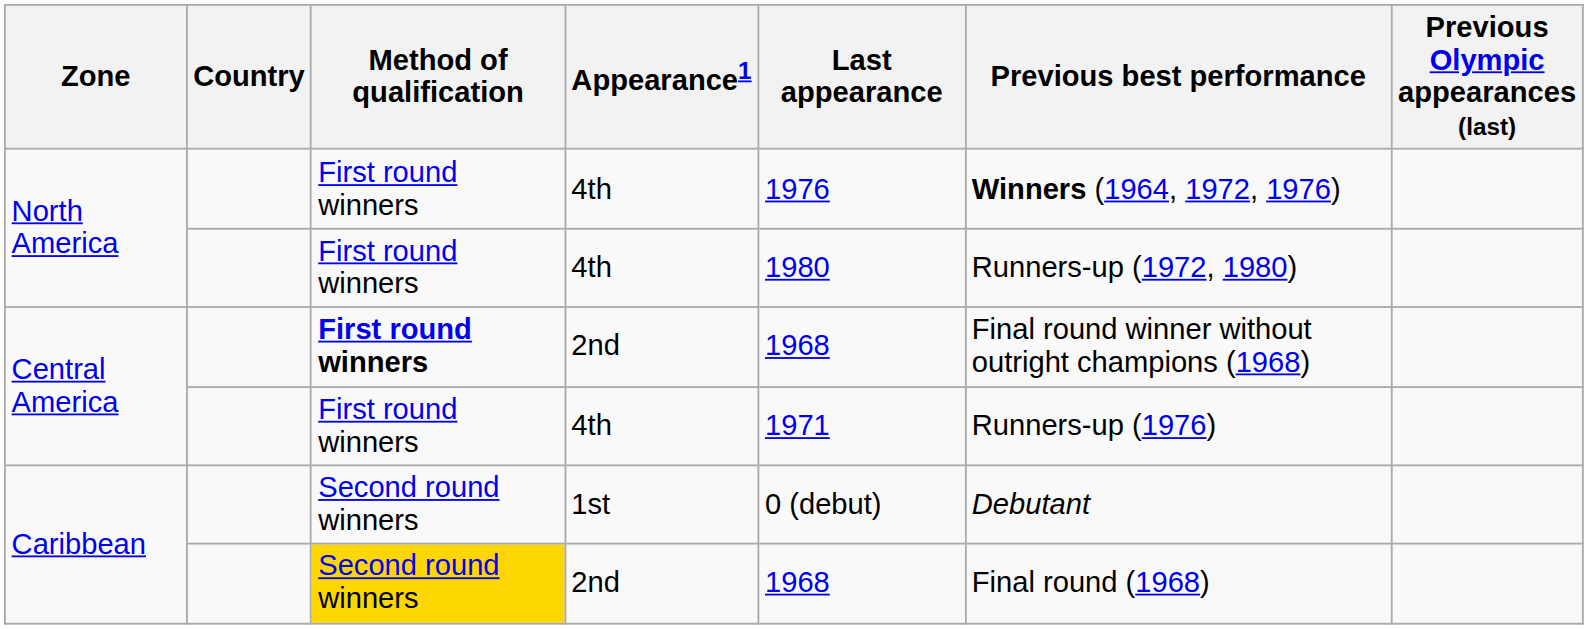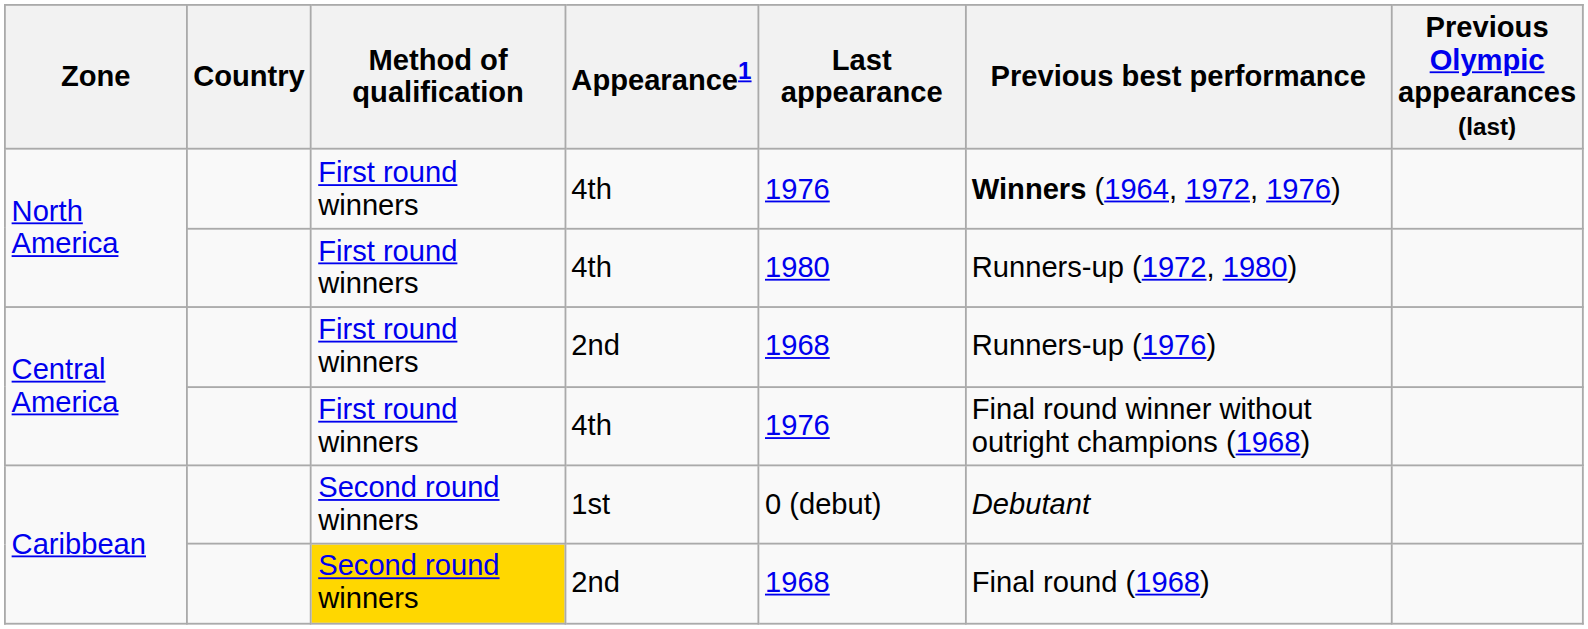(395, 346) bold -> (388, 346) normal
(1142, 346) Final round winner without outright champions (1968) -> (1094, 346) Runners-up (1976)
(797, 425) 1971 -> (797, 425) 1976
(1094, 425) Runners-up (1976) -> (1142, 425) Final round winner without outright champions (1968)
